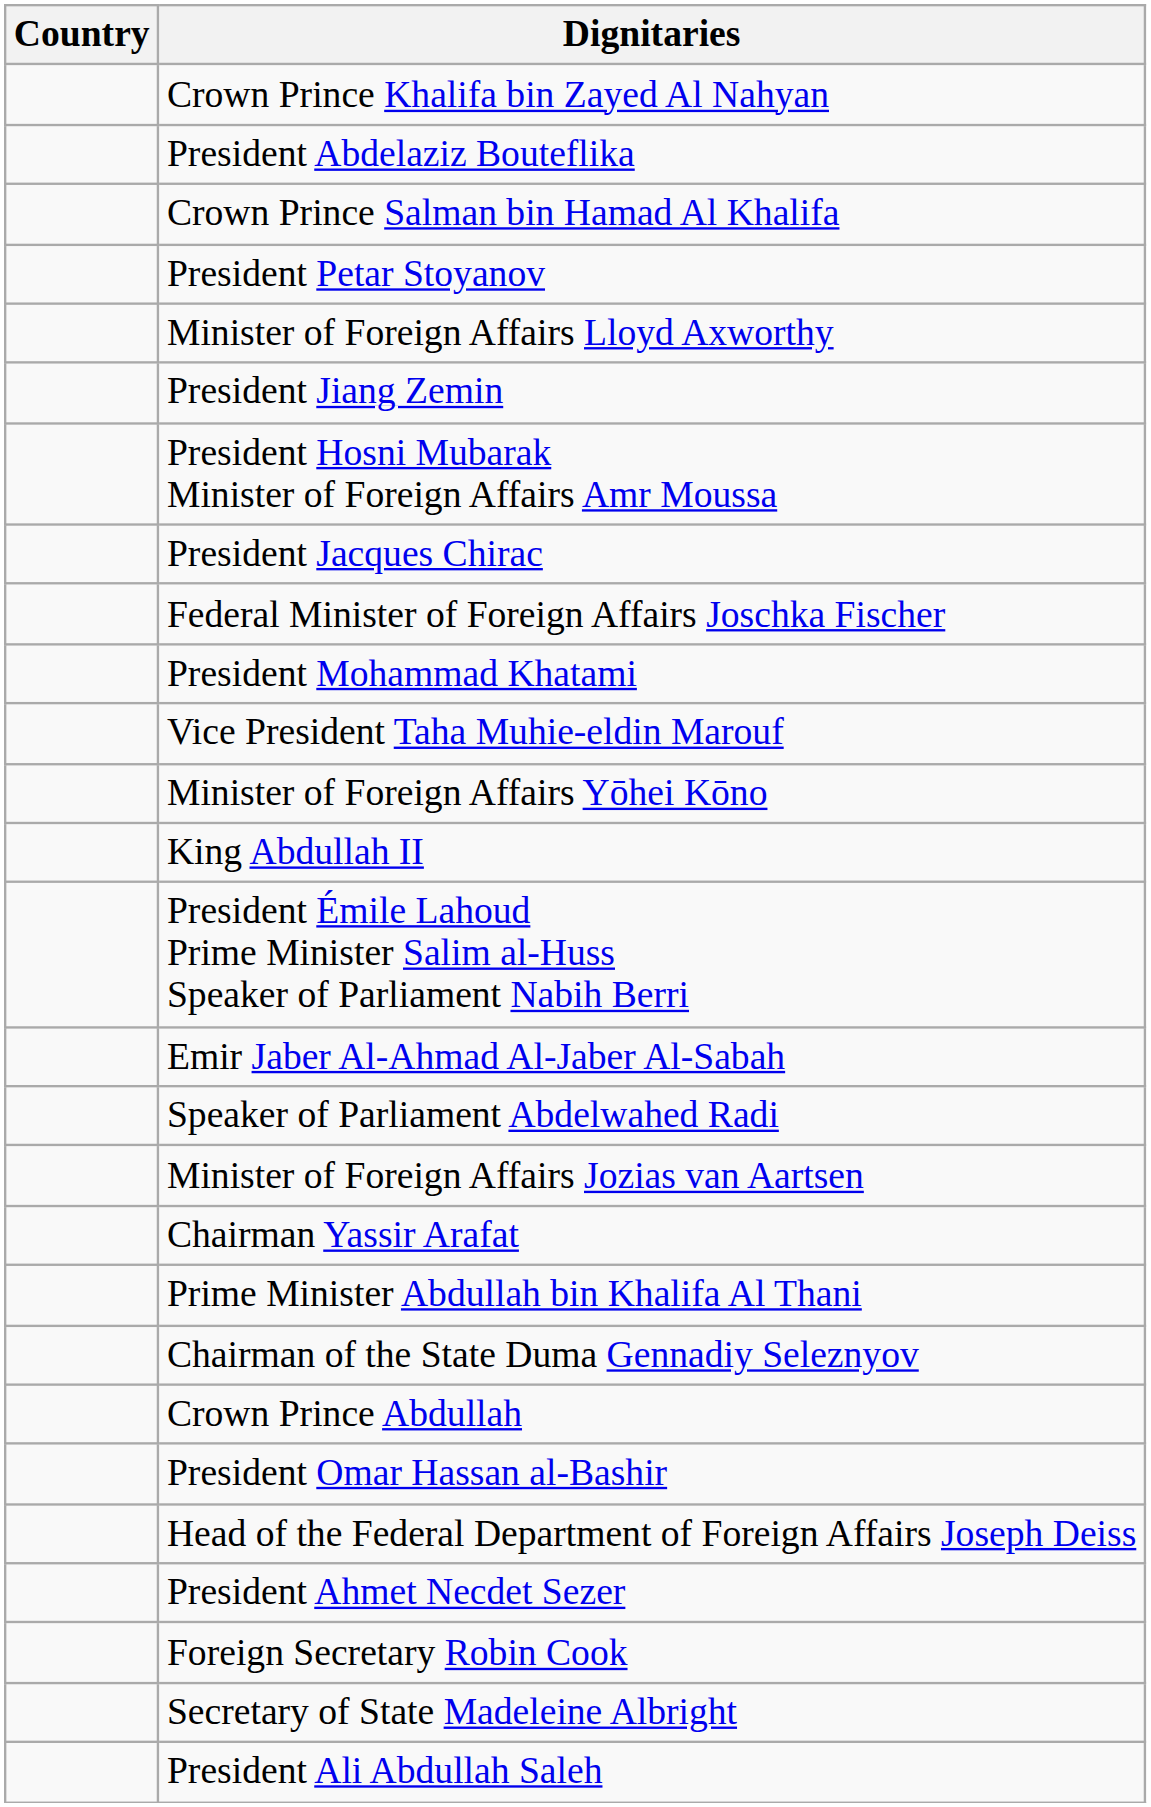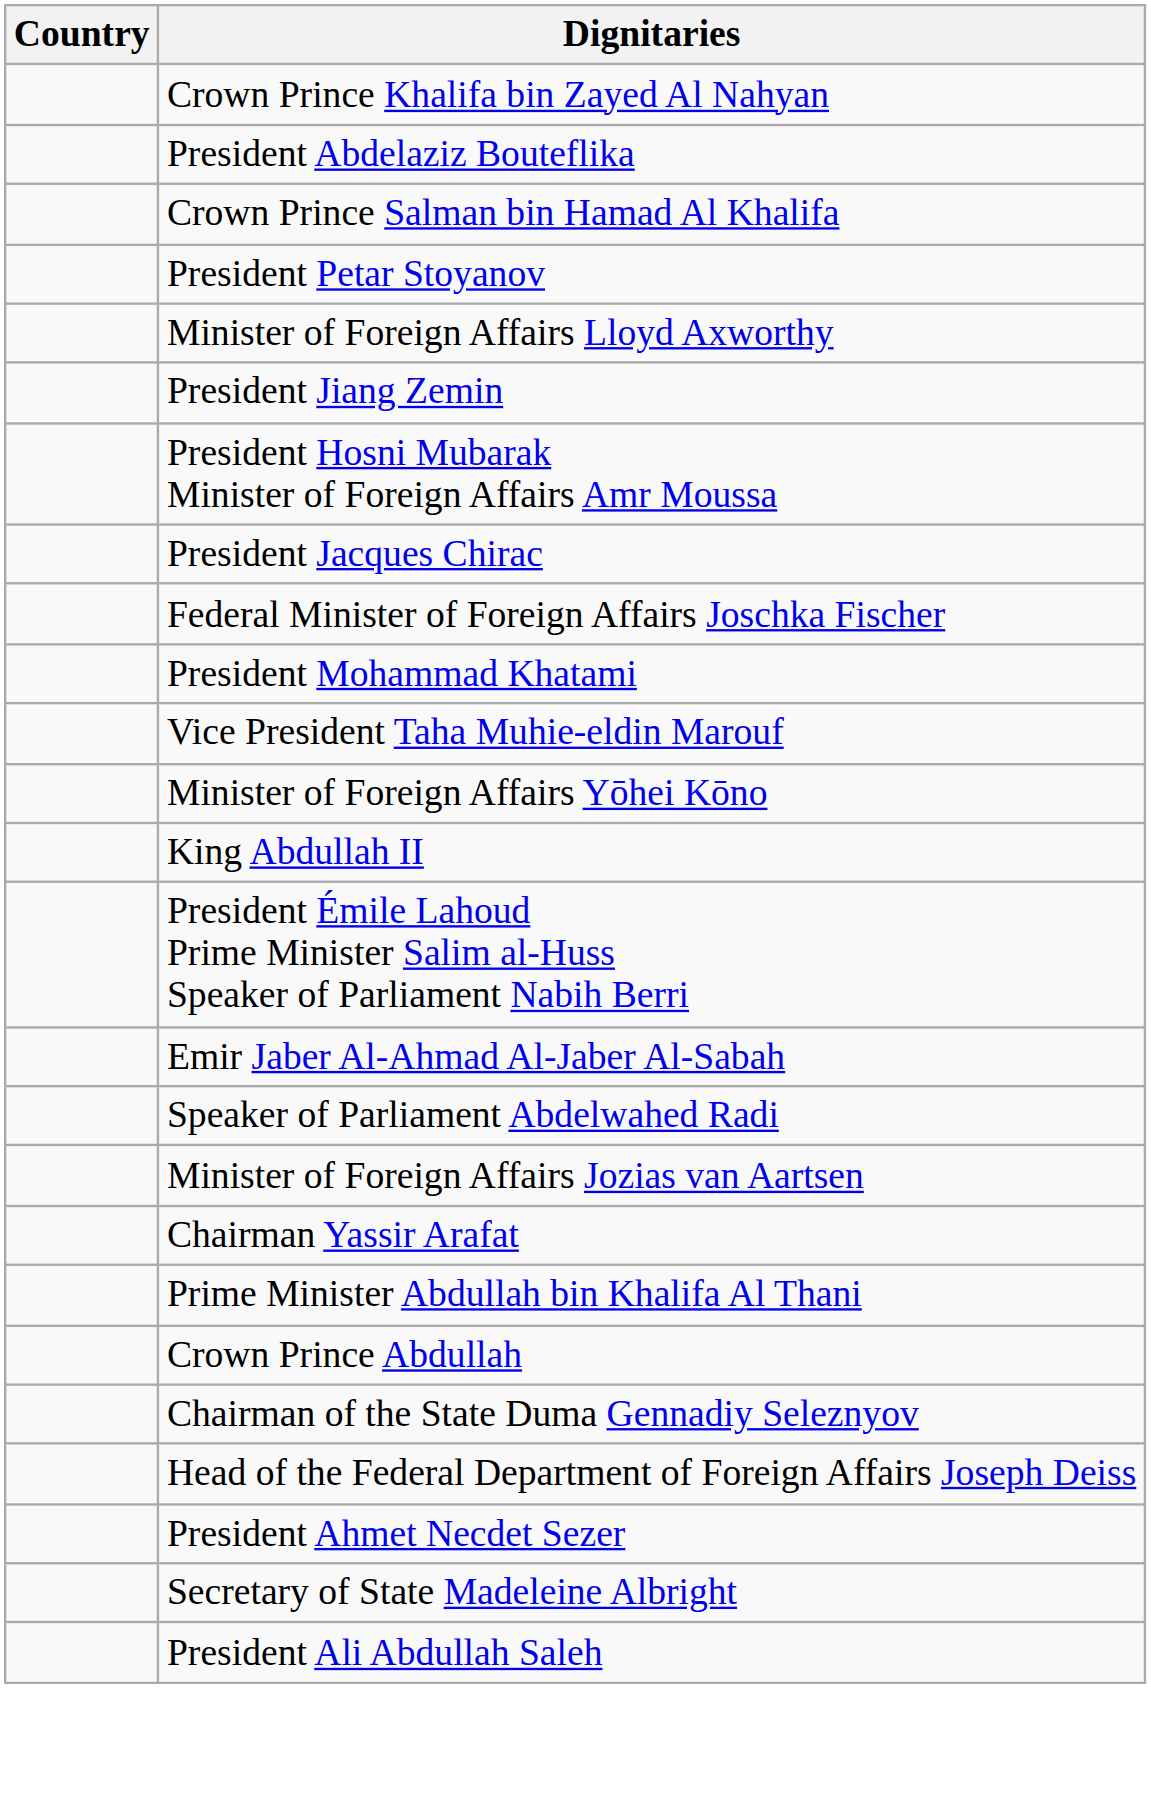rows swapped: (543, 1353) <-> (344, 1413)
- row: (417, 1473)
- row: (397, 1651)
